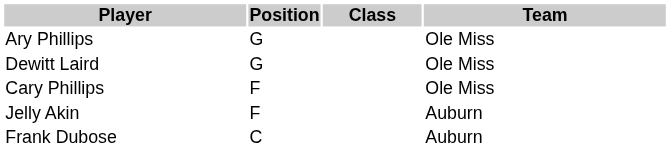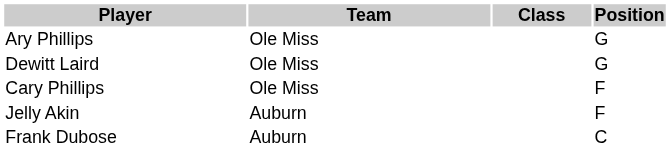columns swapped: (284, 15) <-> (545, 15)
